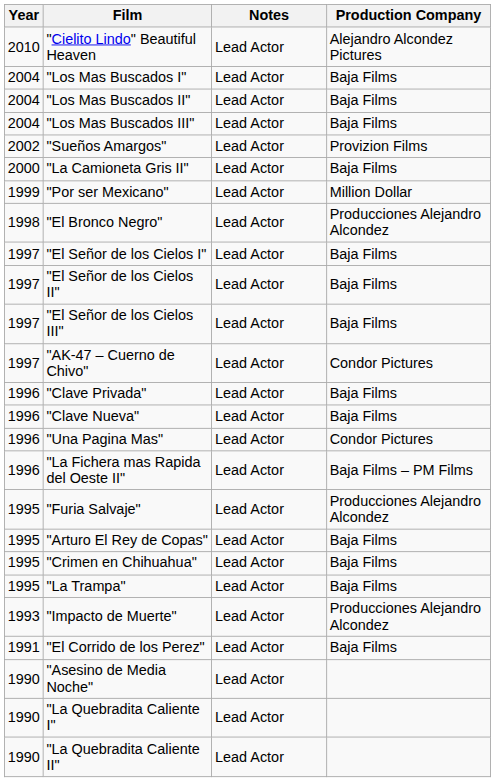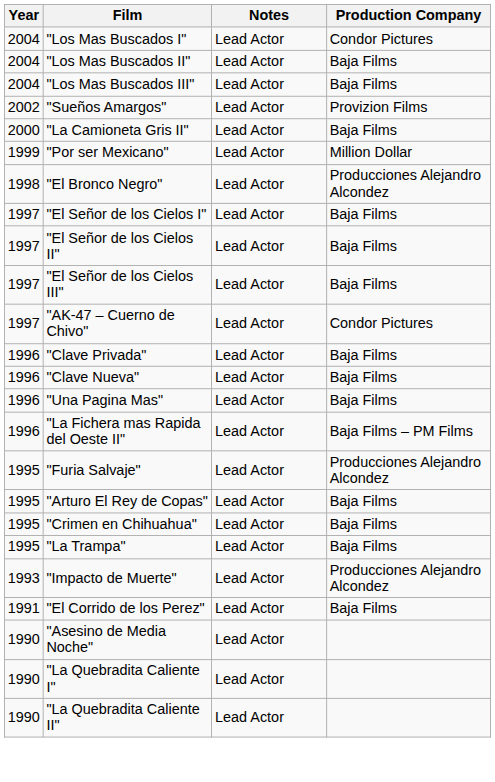- row: (121, 46)
(363, 77) Baja Films -> (381, 38) Condor Pictures
(381, 439) Condor Pictures -> (363, 400) Baja Films
